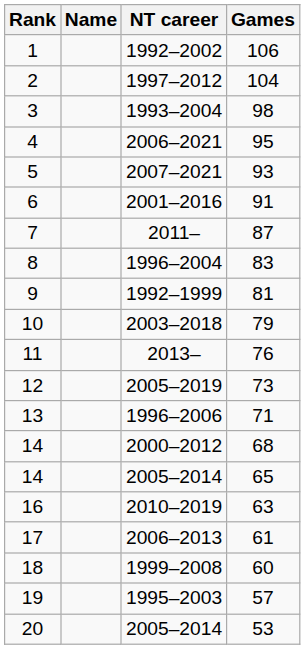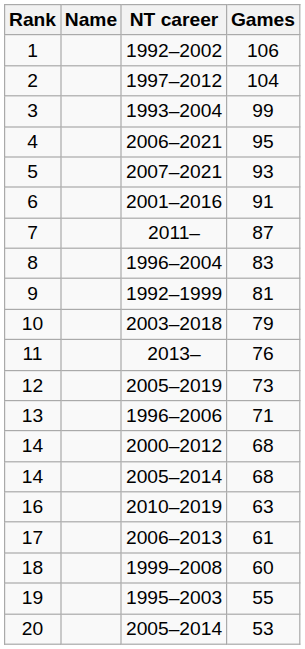(263, 111) 98 -> (263, 111) 99
(263, 476) 65 -> (263, 476) 68
(263, 598) 57 -> (263, 598) 55
